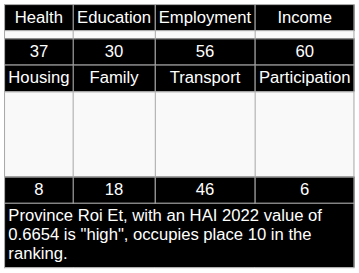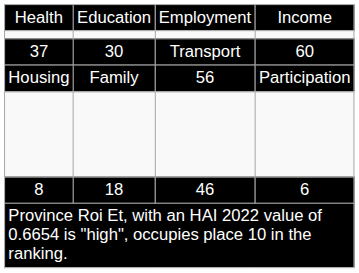(205, 51) 56 -> (205, 51) Transport
(205, 78) Transport -> (205, 78) 56
